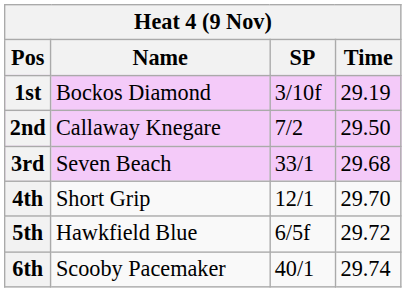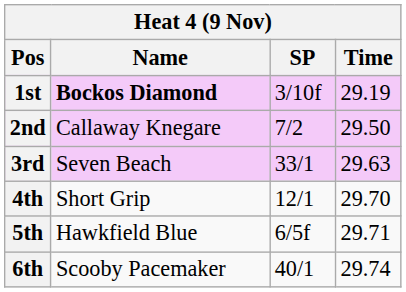(133, 92) normal -> (137, 92) bold
(366, 163) 29.68 -> (366, 163) 29.63
(366, 233) 29.72 -> (366, 233) 29.71
